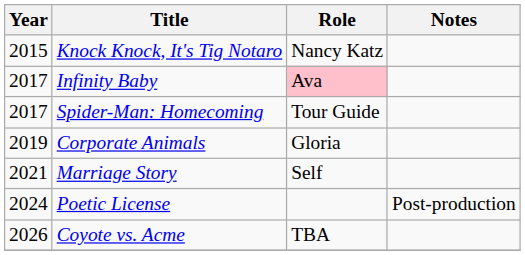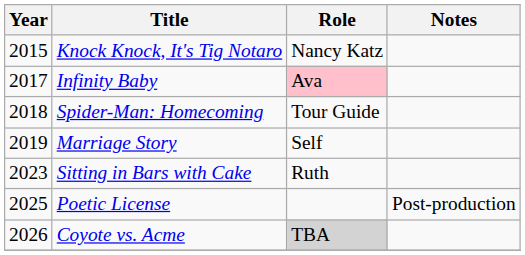(28, 111) 2017 -> (28, 111) 2018
- row: (131, 142)
(28, 173) 2021 -> (28, 142) 2019
+ row: (154, 173)
(28, 204) 2024 -> (28, 204) 2025
(311, 234) no background -> (311, 234) lightgrey background
